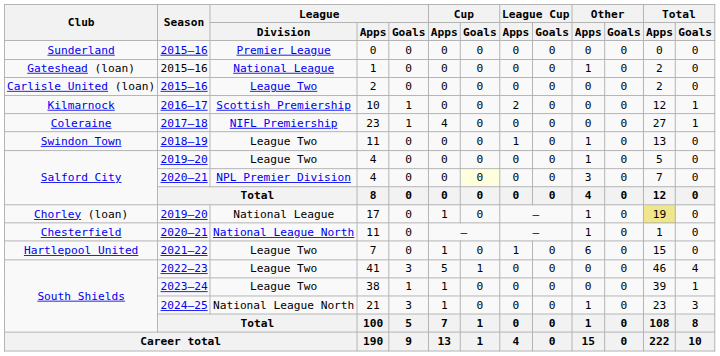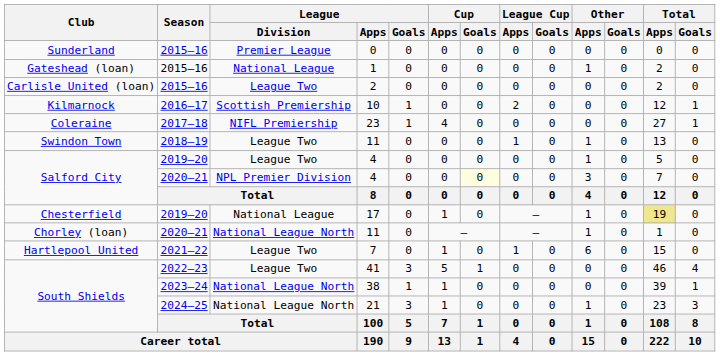(81, 214) Chorley (loan) -> (81, 214) Chesterfield
(81, 232) Chesterfield -> (81, 232) Chorley (loan)
(284, 287) League Two -> (284, 287) National League North
